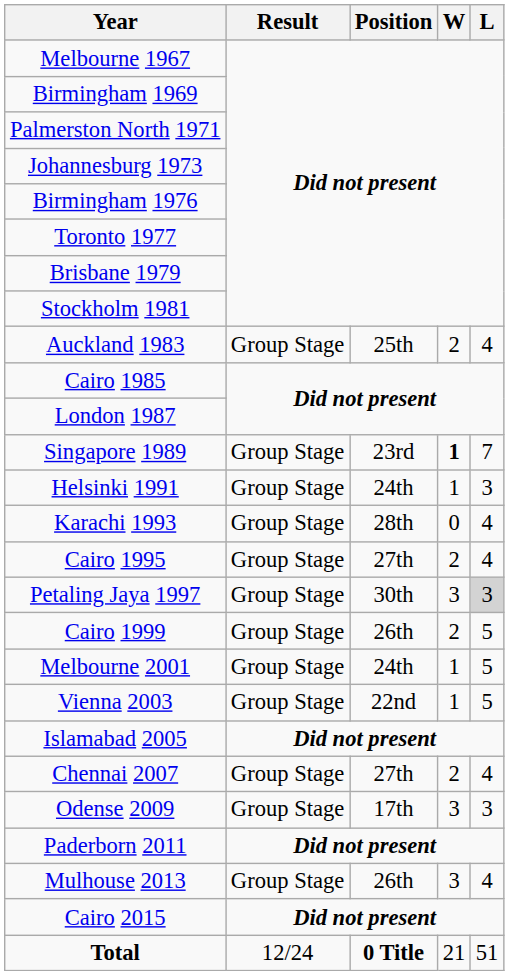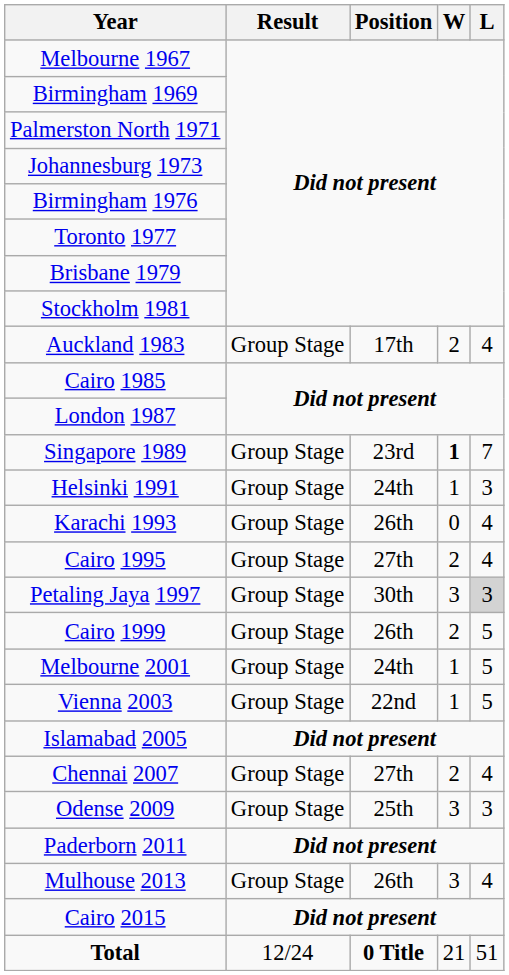(394, 344) 25th -> (394, 344) 17th
(394, 523) 28th -> (394, 523) 26th
(394, 809) 17th -> (394, 809) 25th
